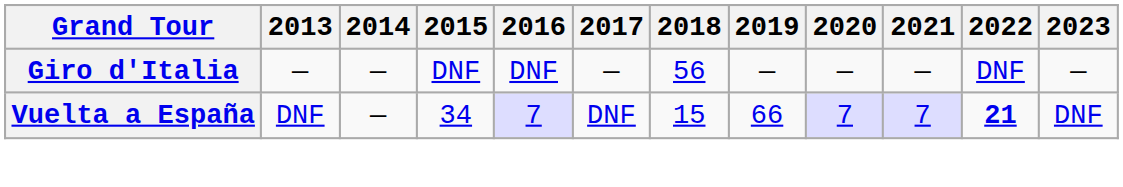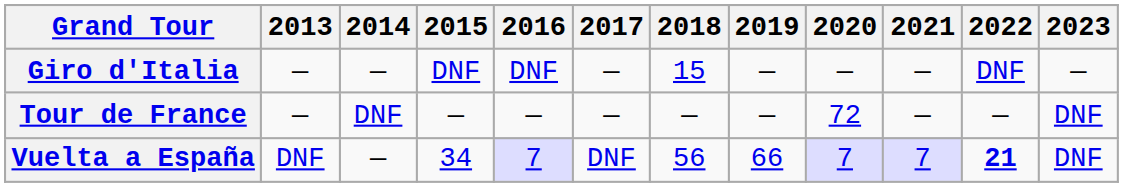(689, 71) 56 -> (689, 71) 15
+ row: (133, 115)
(689, 115) 15 -> (689, 159) 56
